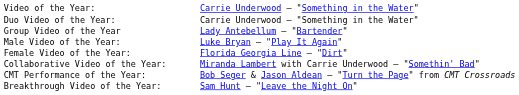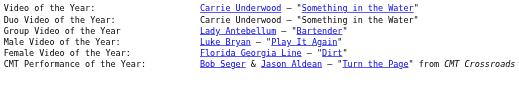- row: (85, 64)
- row: (83, 86)
